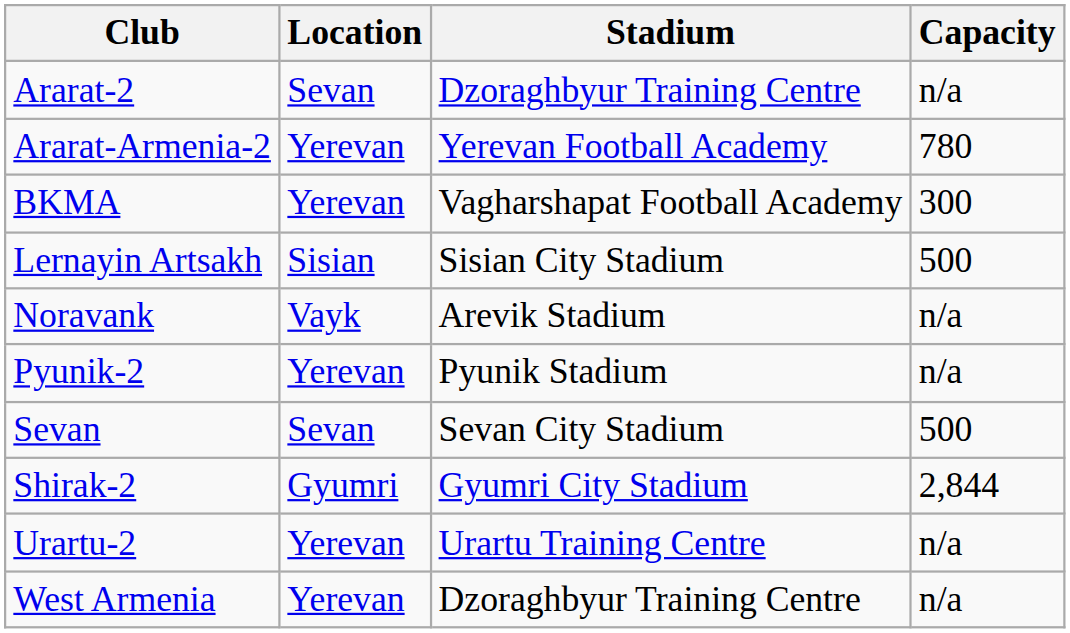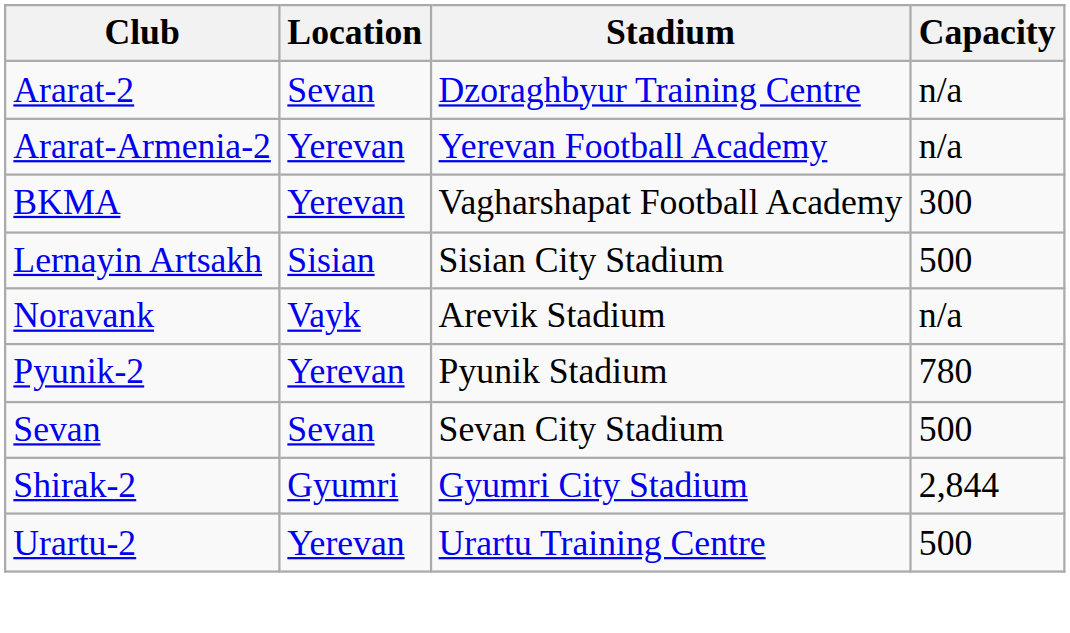(946, 145) 780 -> (941, 145) n/a
(941, 372) n/a -> (946, 372) 780
(941, 542) n/a -> (946, 542) 500
- row: (114, 598)
